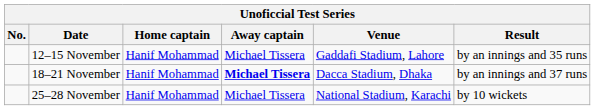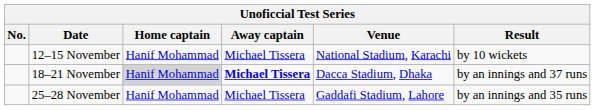(380, 54) Gaddafi Stadium, Lahore -> (383, 54) National Stadium, Karachi
(522, 54) by an innings and 35 runs -> (492, 54) by 10 wickets
(172, 74) no background -> (172, 74) lightgrey background
(383, 94) National Stadium, Karachi -> (380, 94) Gaddafi Stadium, Lahore
(492, 94) by 10 wickets -> (522, 94) by an innings and 35 runs
